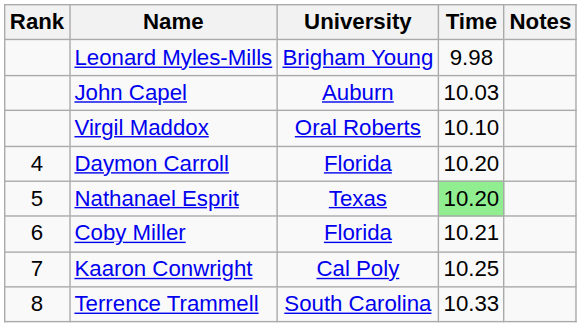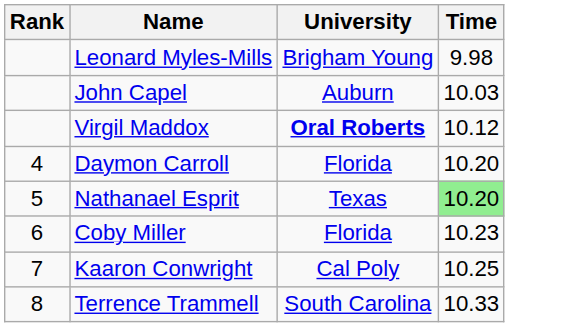- column: (540, 22)
(358, 127) normal -> (358, 127) bold
(471, 127) 10.10 -> (471, 127) 10.12
(471, 233) 10.21 -> (471, 233) 10.23
